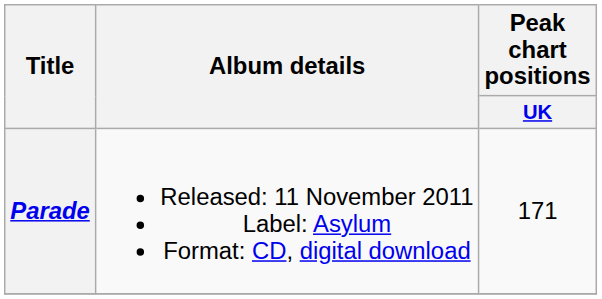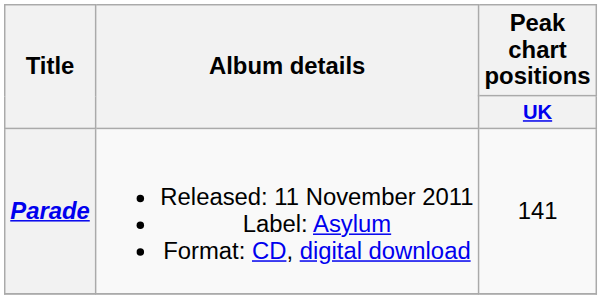(538, 210) 171 -> (538, 210) 141
